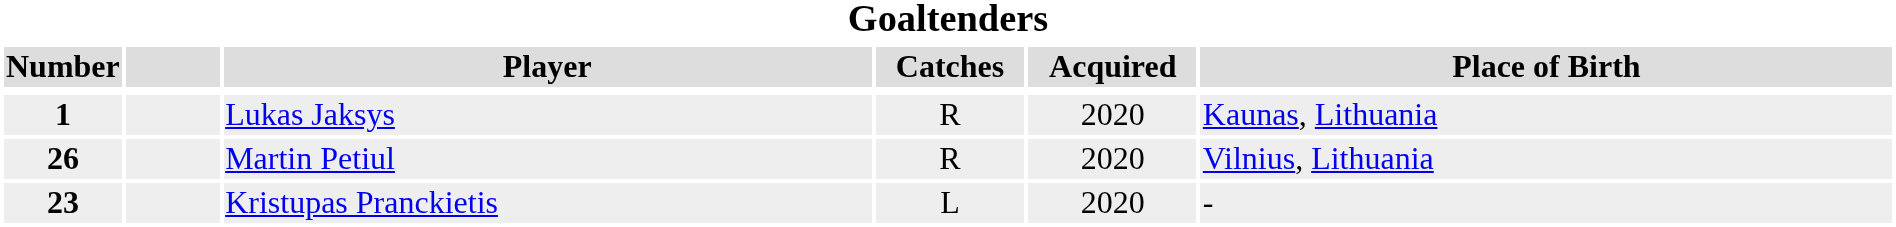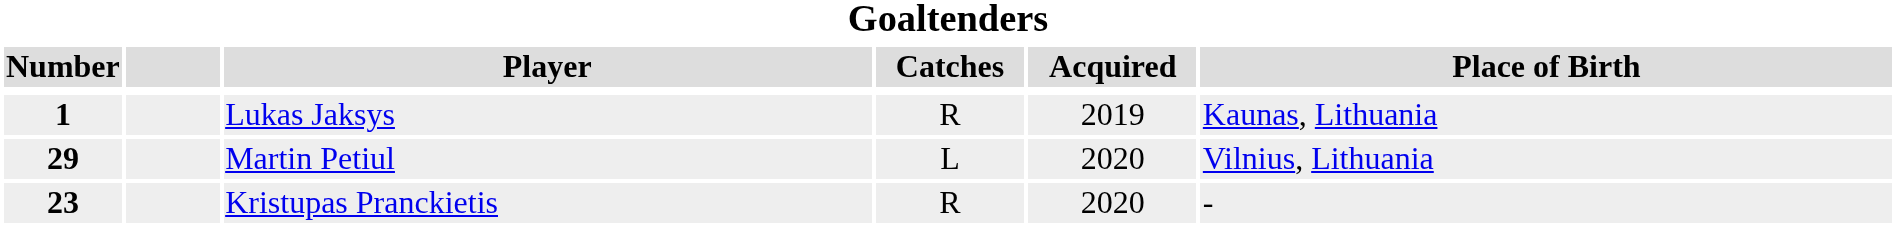(1113, 114) 2020 -> (1113, 114) 2019
(63, 158) 26 -> (63, 158) 29
(950, 158) R -> (950, 158) L
(950, 202) L -> (950, 202) R
